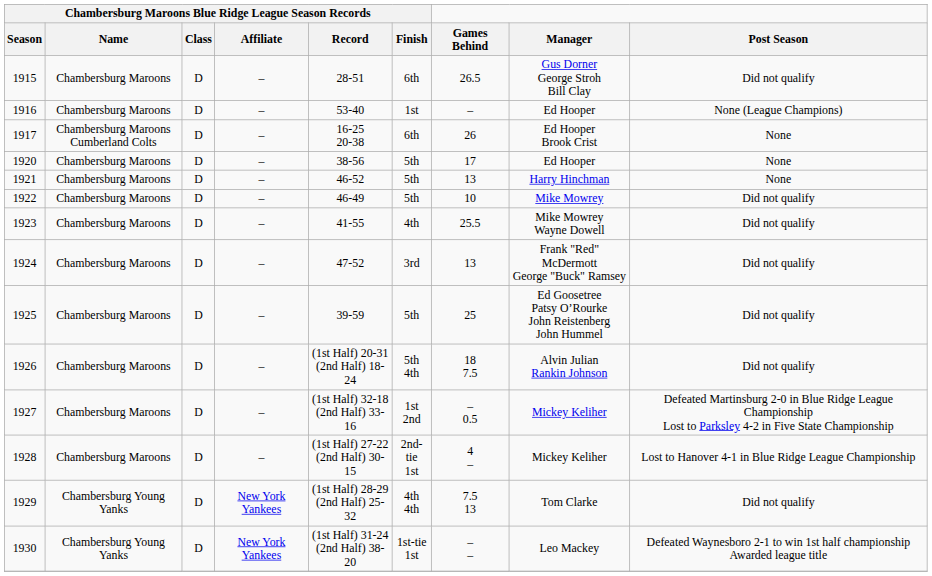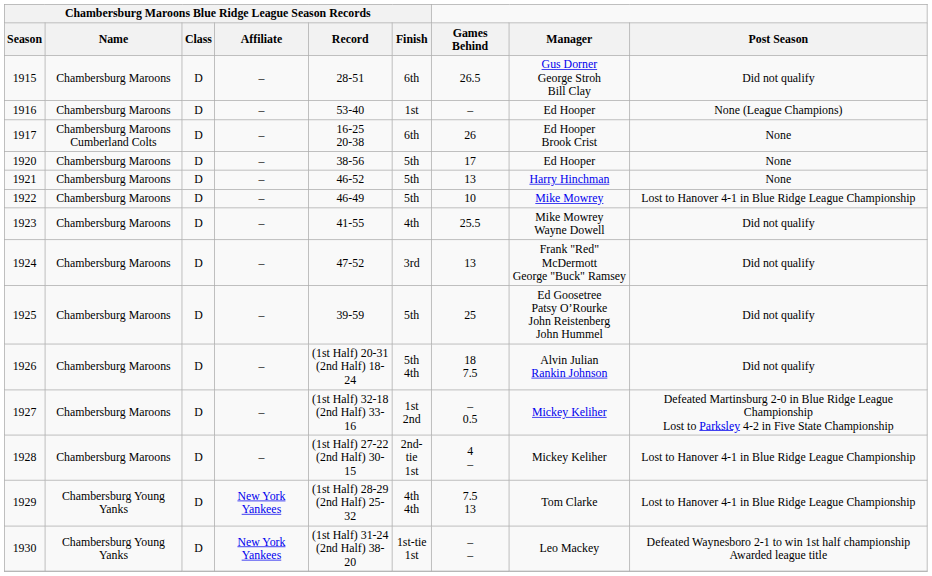(778, 198) Did not qualify -> (778, 198) Lost to Hanover 4-1 in Blue Ridge League Championship
(778, 503) Did not qualify -> (778, 503) Lost to Hanover 4-1 in Blue Ridge League Championship
